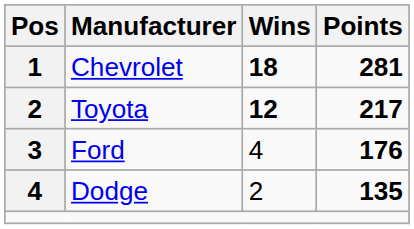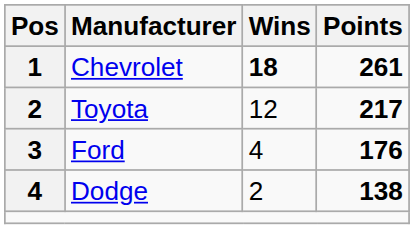(381, 67) 281 -> (381, 67) 261
(263, 109) bold -> (263, 109) normal
(381, 191) 135 -> (381, 191) 138
